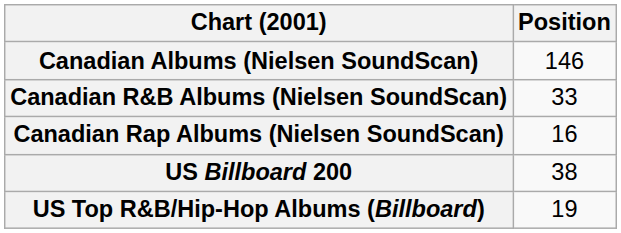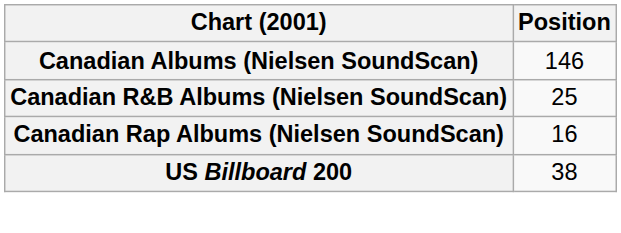(564, 97) 33 -> (564, 97) 25
- row: (259, 209)
